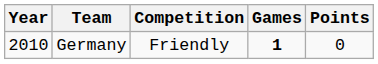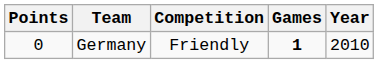columns swapped: (29, 18) <-> (340, 18)
